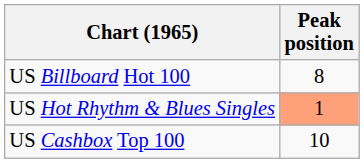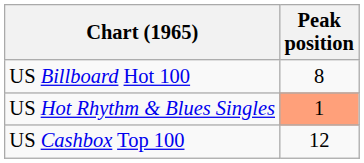(319, 141) 10 -> (319, 141) 12
